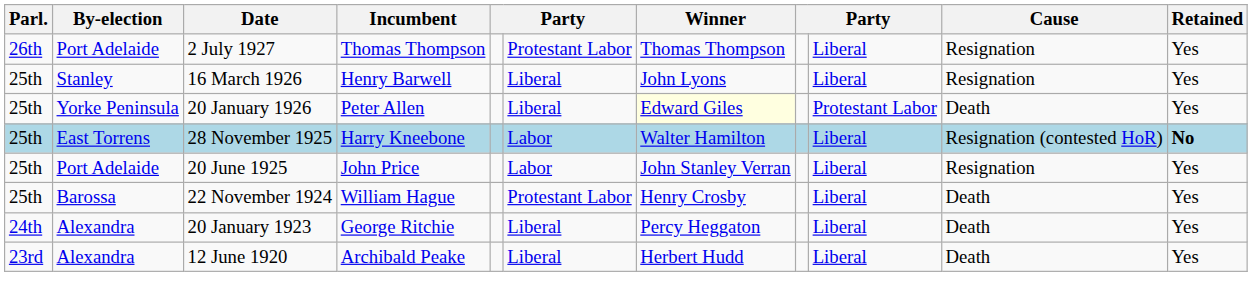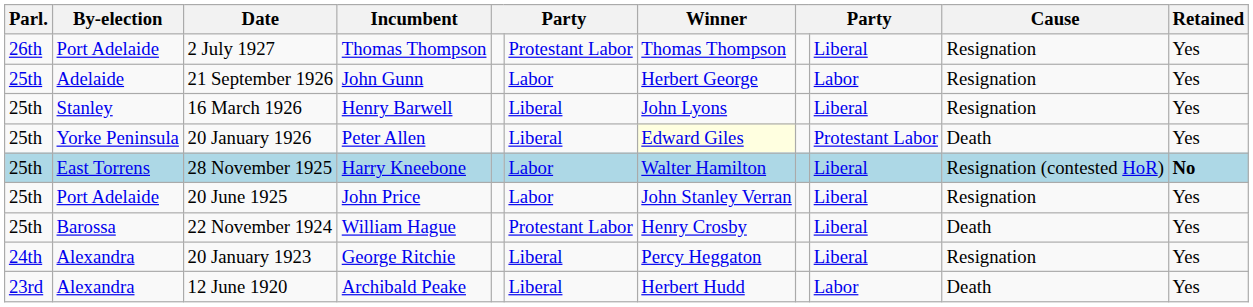+ row: (260, 78)
(968, 227) Death -> (991, 256) Resignation
(840, 256) Liberal -> (836, 286) Labor
